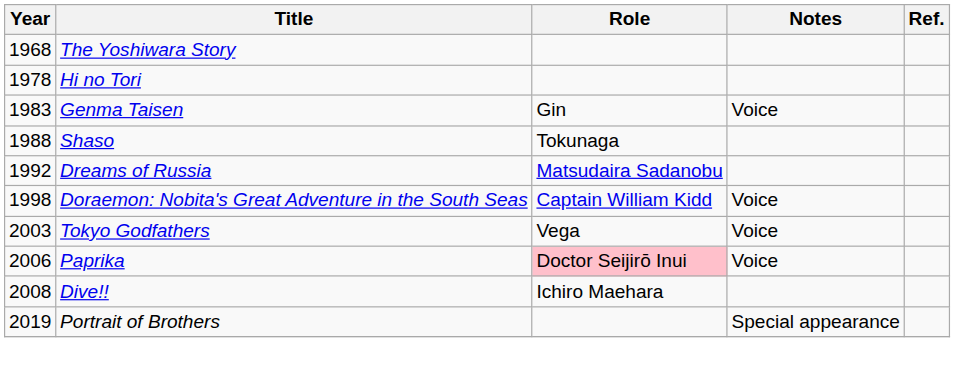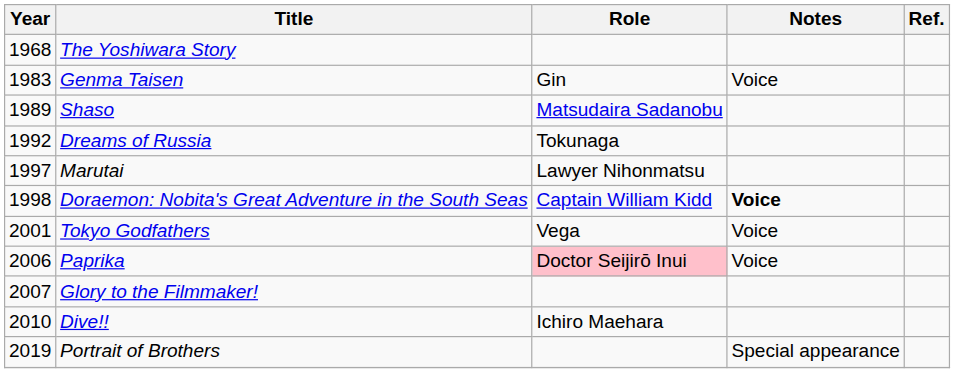- row: (101, 79)
(30, 140) 1988 -> (30, 110) 1989
(578, 140) Tokunaga -> (630, 110) Matsudaira Sadanobu
(630, 170) Matsudaira Sadanobu -> (578, 140) Tokunaga
+ row: (92, 170)
(755, 200) normal -> (756, 200) bold
(30, 230) 2003 -> (30, 230) 2001
+ row: (159, 291)
(30, 291) 2008 -> (30, 321) 2010
